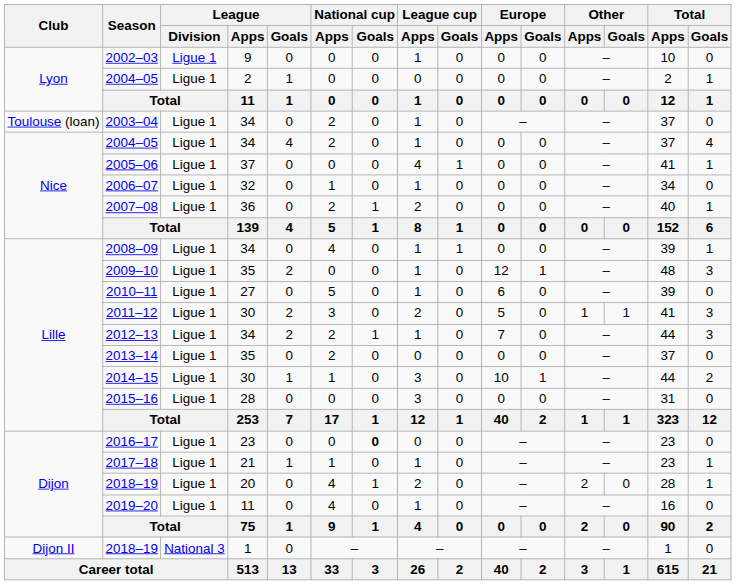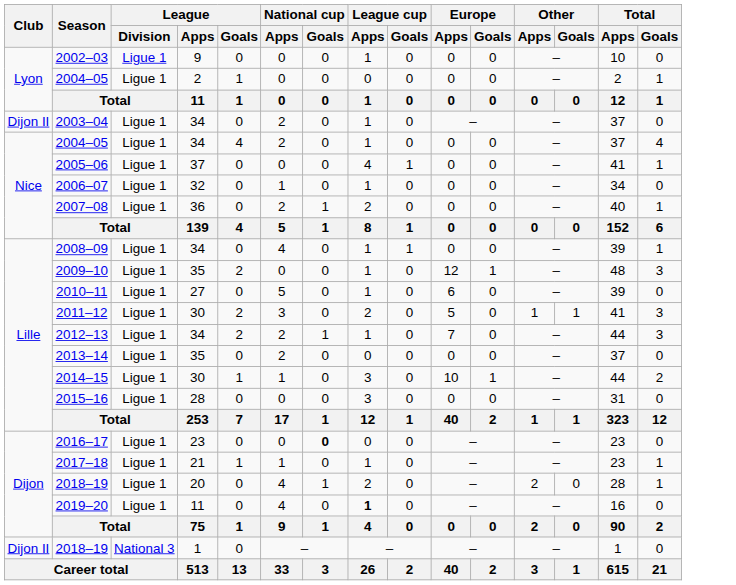(53, 121) Toulouse (loan) -> (28, 121) Dijon II
(418, 505) normal -> (368, 505) bold
